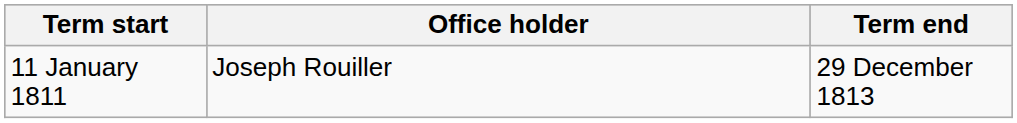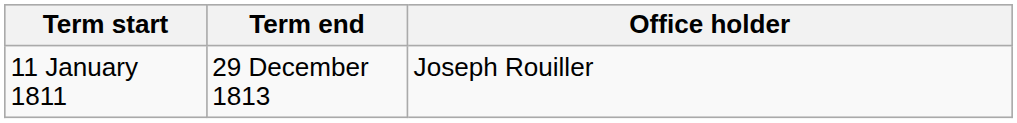columns swapped: (911, 25) <-> (508, 25)
